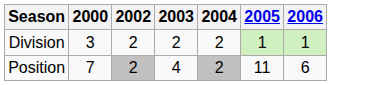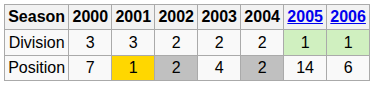+ column: (133, 17)
(262, 67) 11 -> (305, 67) 14
